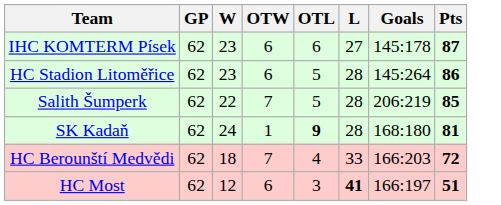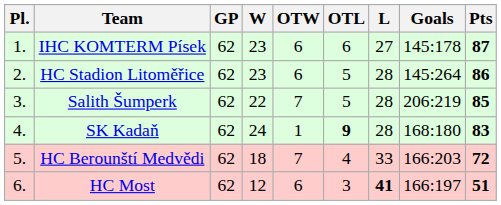+ column: (20, 18)
(451, 130) 81 -> (481, 130) 83
